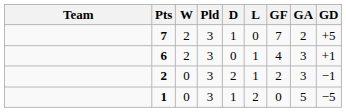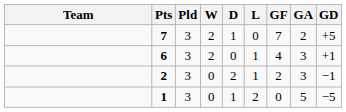columns swapped: (210, 14) <-> (186, 14)
